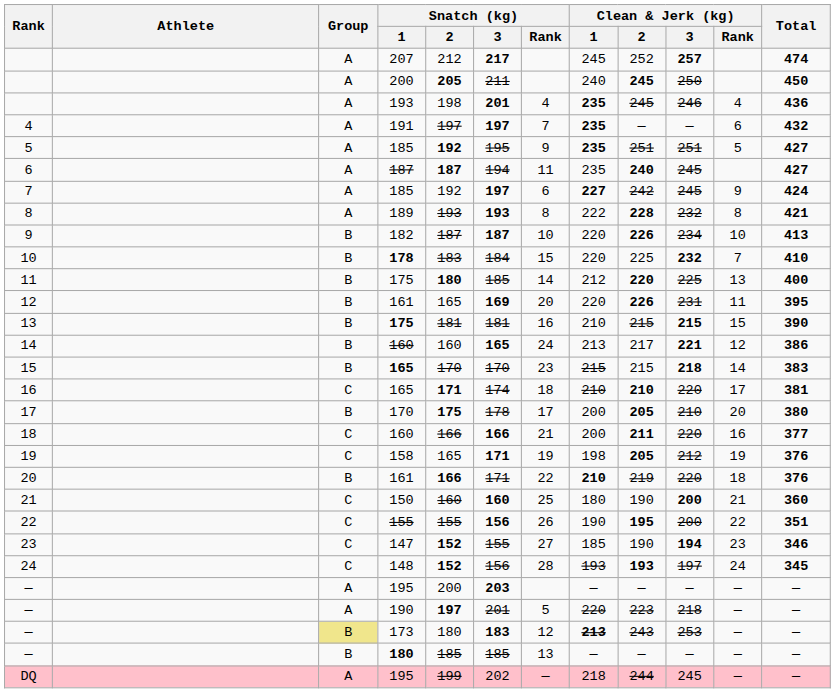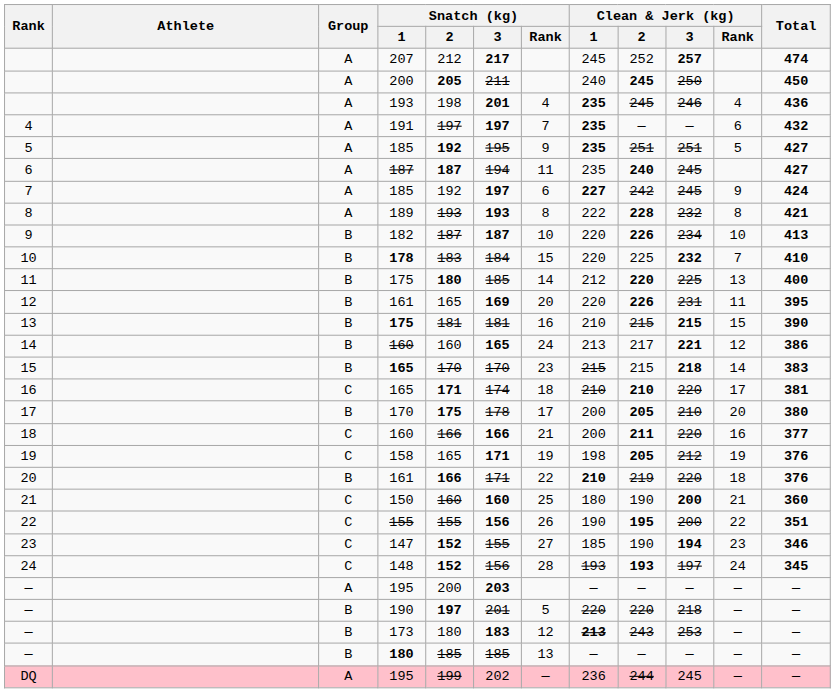(348, 610) A -> (348, 610) B
(642, 610) 223 -> (642, 610) 220
(348, 633) khaki background -> (348, 633) no background
(594, 677) 218 -> (594, 677) 236
